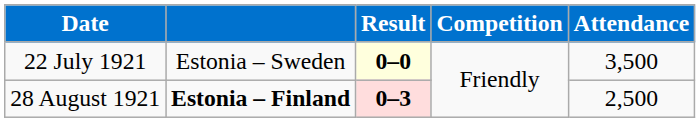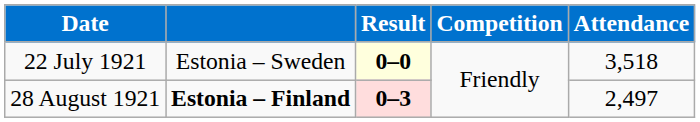(631, 60) 3,500 -> (631, 60) 3,518
(631, 98) 2,500 -> (631, 98) 2,497
